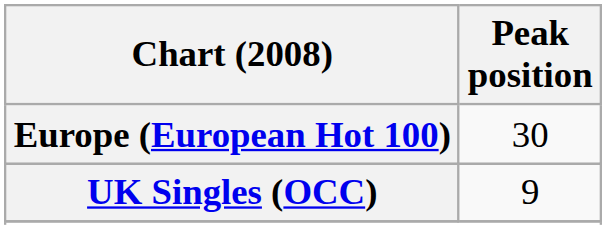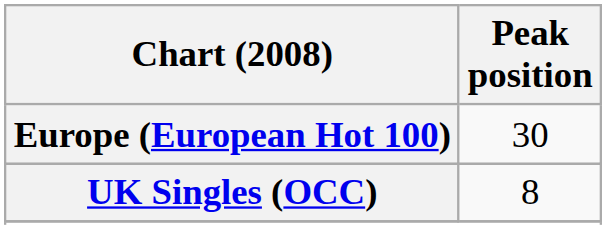(530, 191) 9 -> (530, 191) 8
